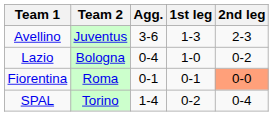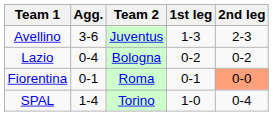columns swapped: (148, 15) <-> (100, 15)
(191, 57) 1-0 -> (191, 57) 0-2
(191, 100) 0-2 -> (191, 100) 1-0
